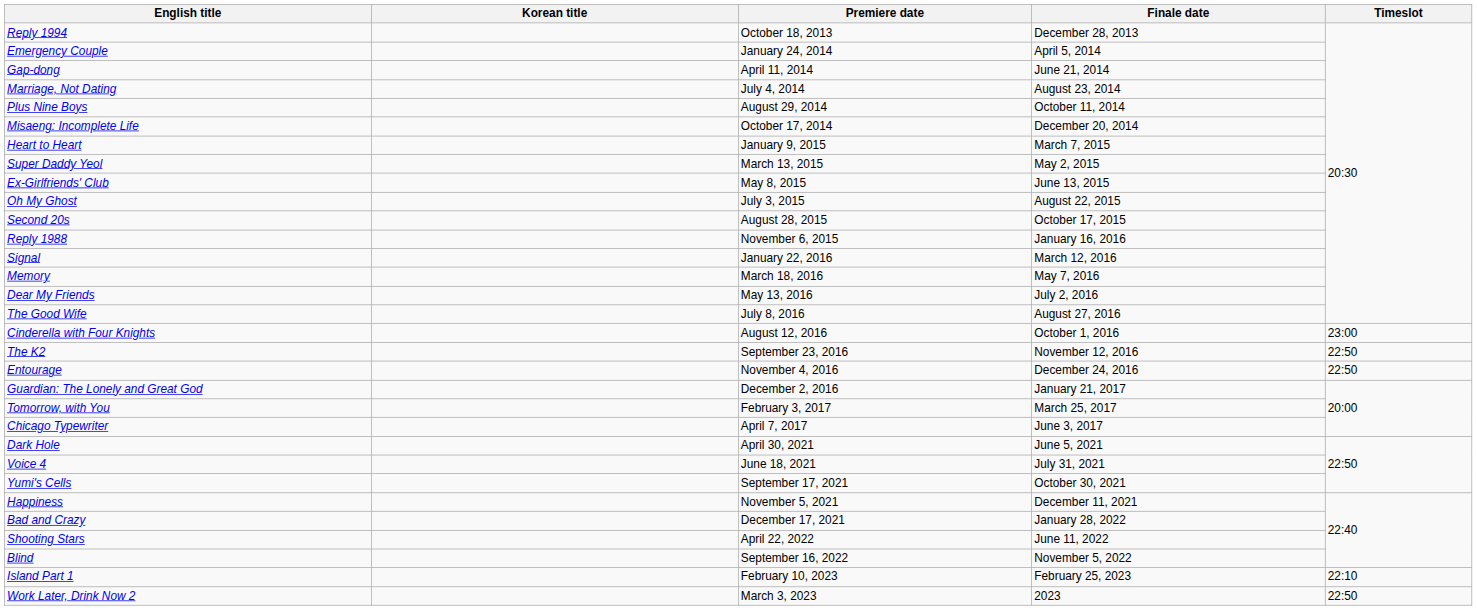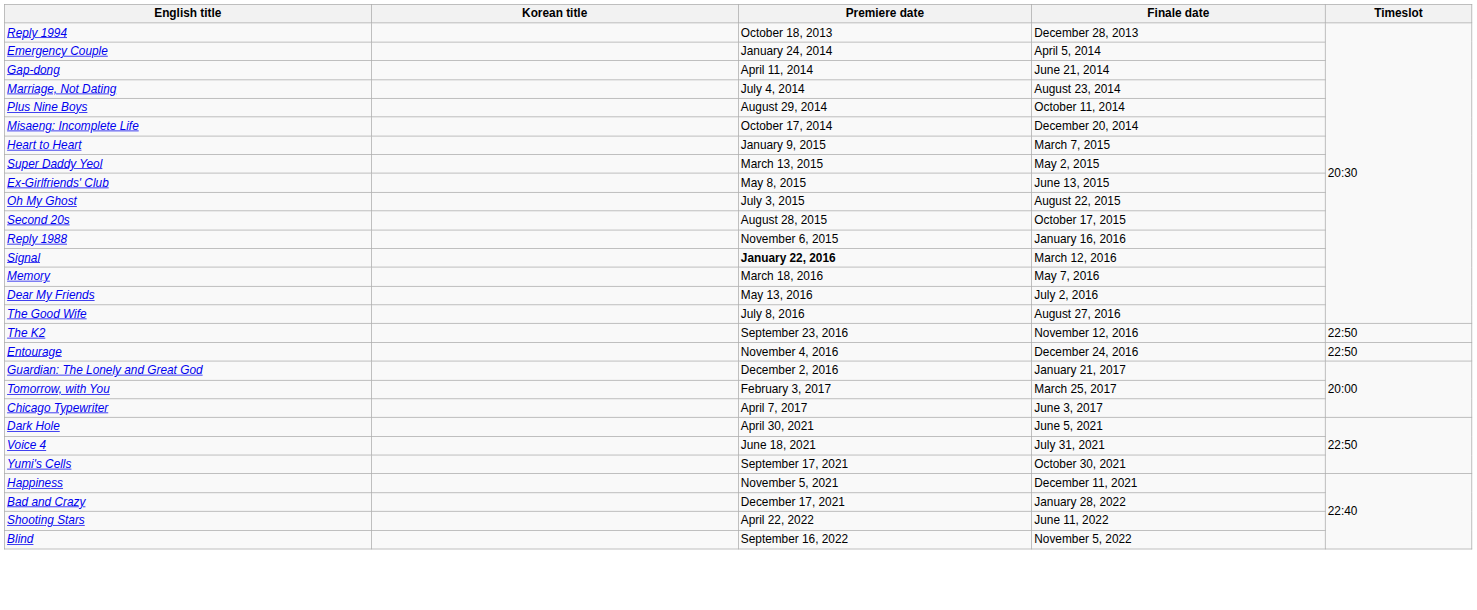(787, 257) normal -> (788, 257) bold
- row: (81, 333)
- row: (40, 577)
- row: (71, 595)
